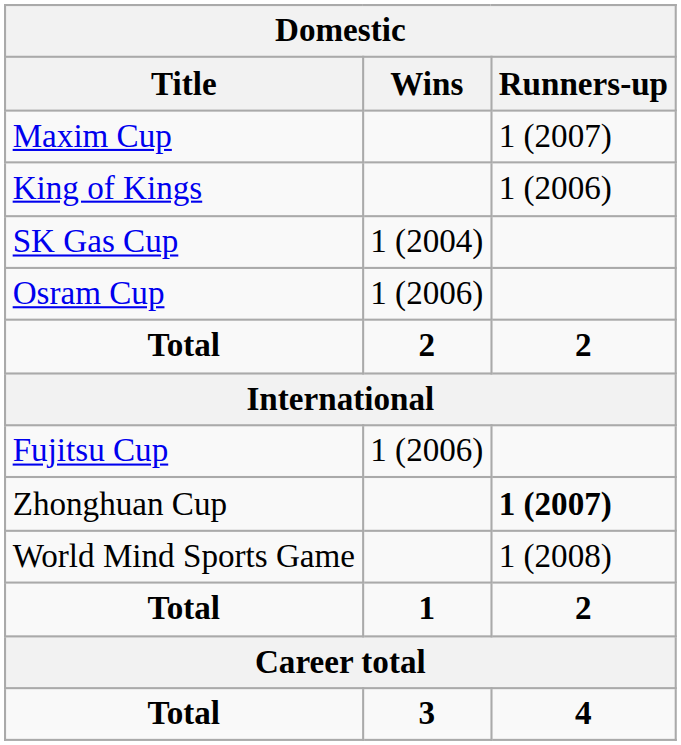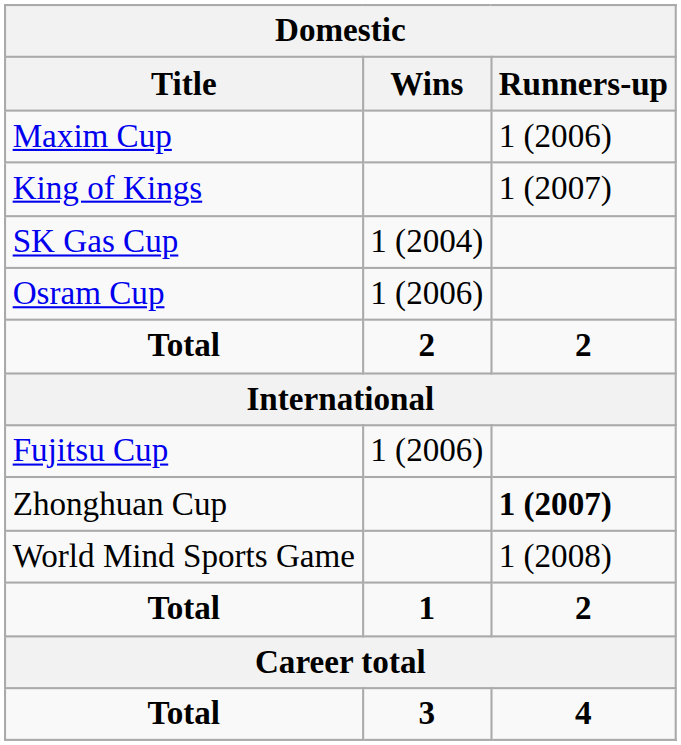(555, 135) 1 (2007) -> (555, 135) 1 (2006)
(555, 188) 1 (2006) -> (555, 188) 1 (2007)
